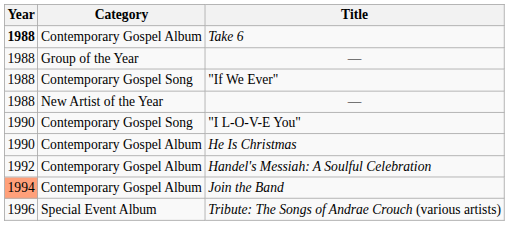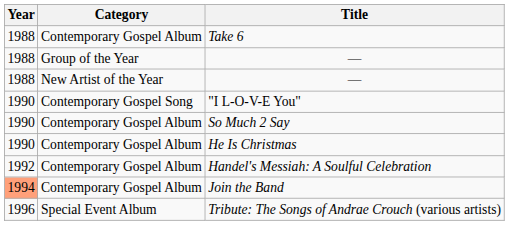(21, 36) bold -> (21, 36) normal
- row: (117, 79)
+ row: (121, 123)
